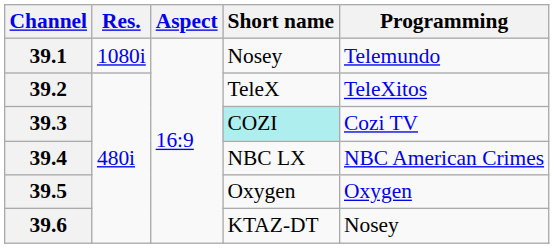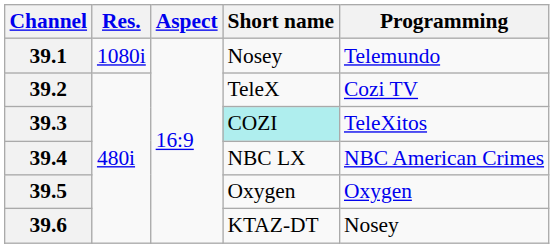(386, 89) TeleXitos -> (381, 89) Cozi TV
(381, 123) Cozi TV -> (386, 123) TeleXitos
